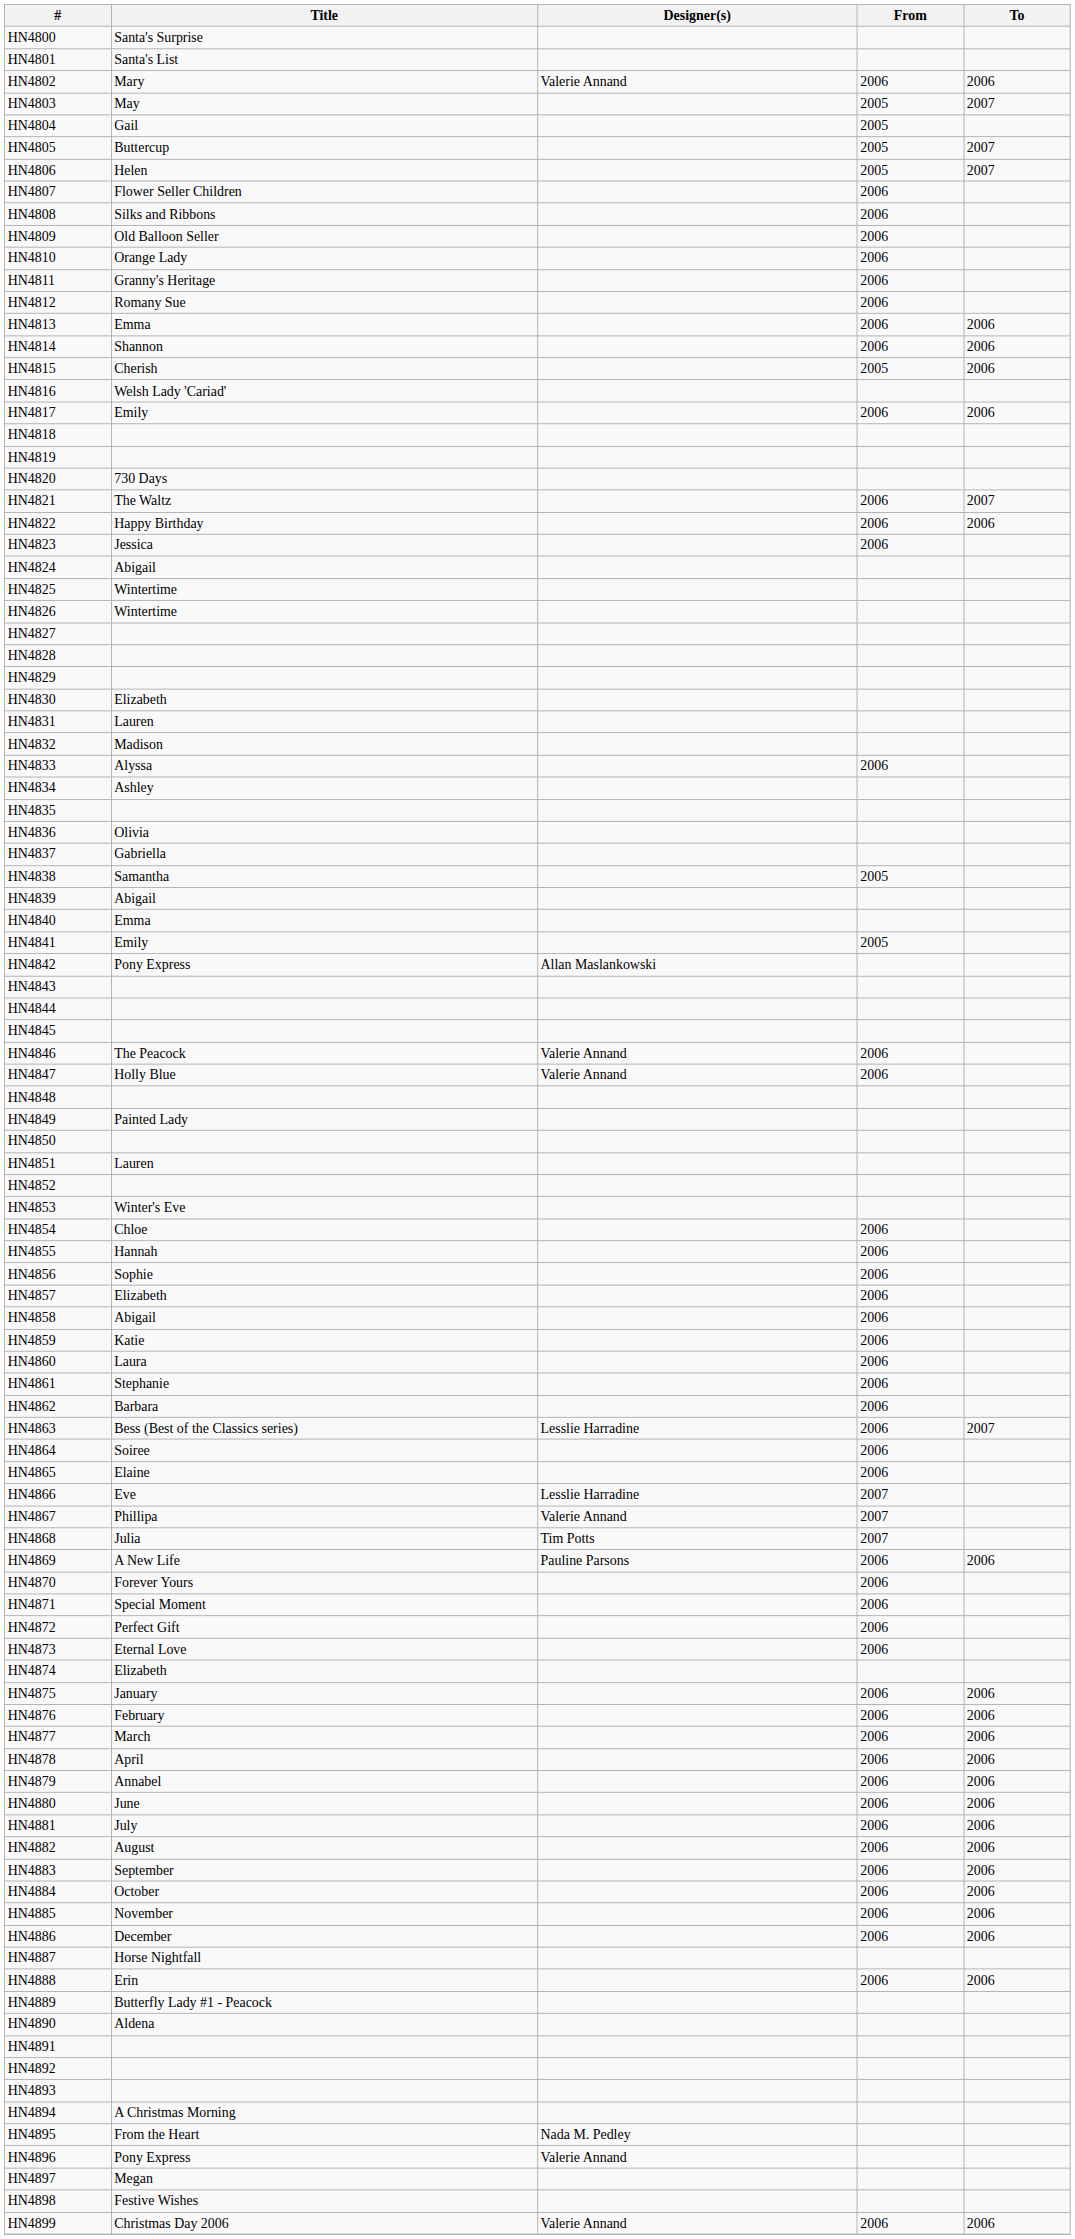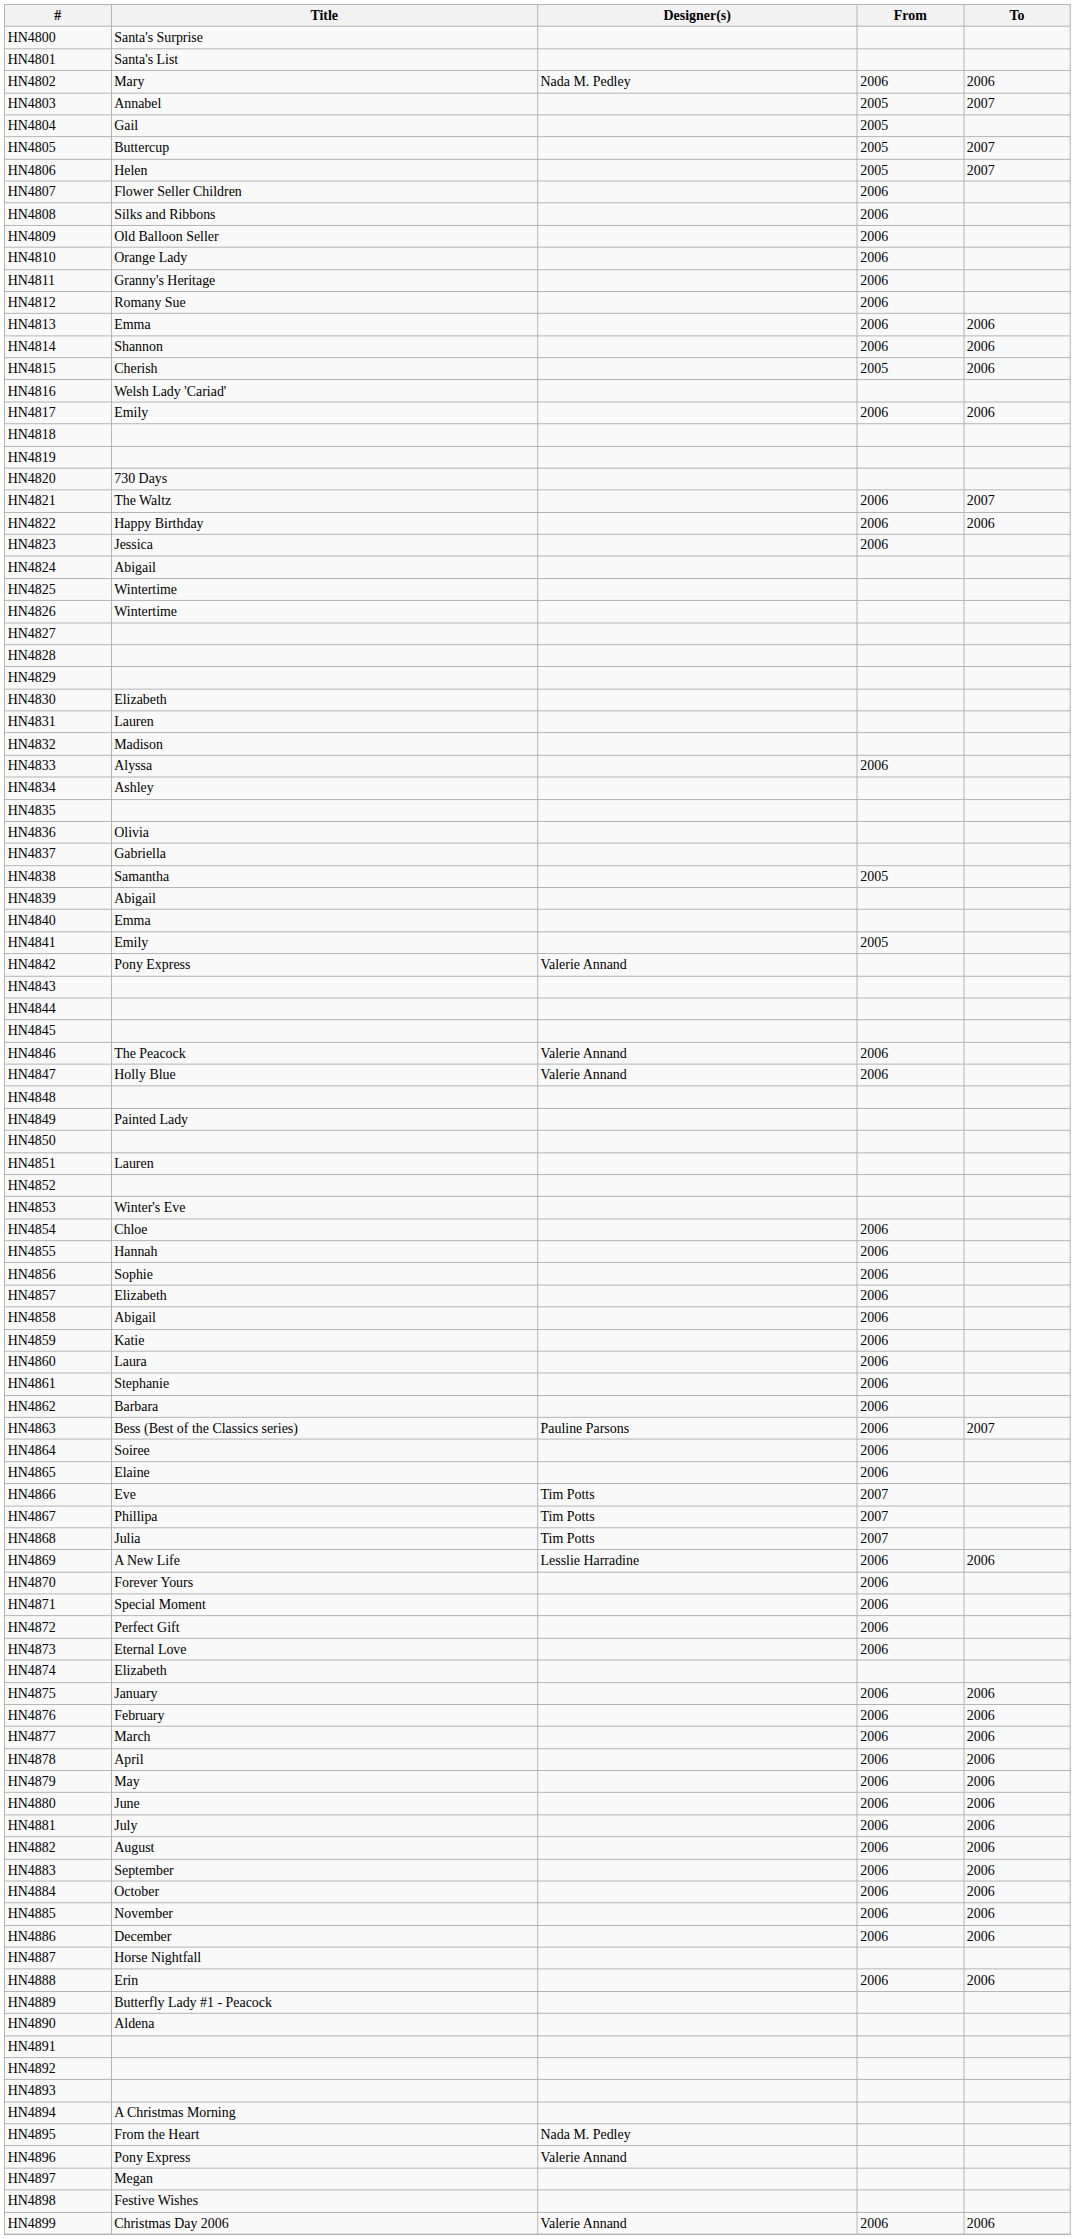(584, 81) Valerie Annand -> (586, 81) Nada M. Pedley
(127, 103) May -> (138, 103) Annabel
(598, 964) Allan Maslankowski -> (584, 964) Valerie Annand
(590, 1428) Lesslie Harradine -> (585, 1428) Pauline Parsons
(590, 1494) Lesslie Harradine -> (568, 1494) Tim Potts
(584, 1516) Valerie Annand -> (568, 1516) Tim Potts
(585, 1560) Pauline Parsons -> (590, 1560) Lesslie Harradine
(138, 1781) Annabel -> (127, 1781) May
